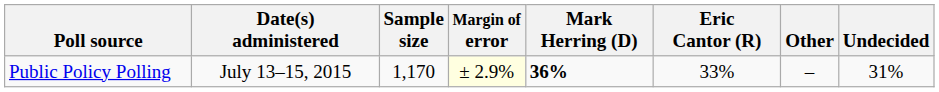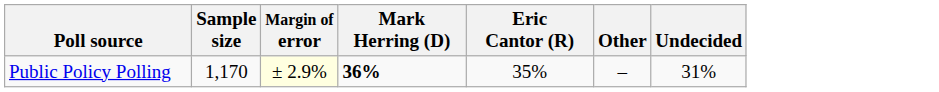- column: (286, 30)
(717, 71) 33% -> (530, 71) 35%
